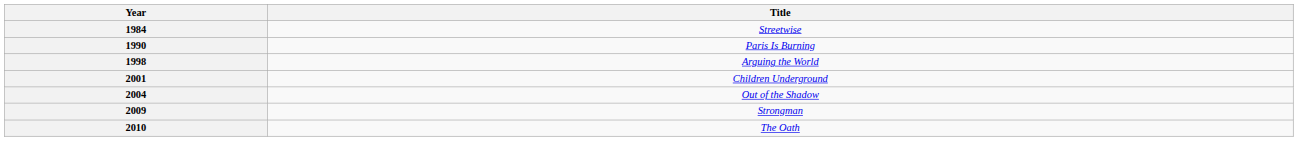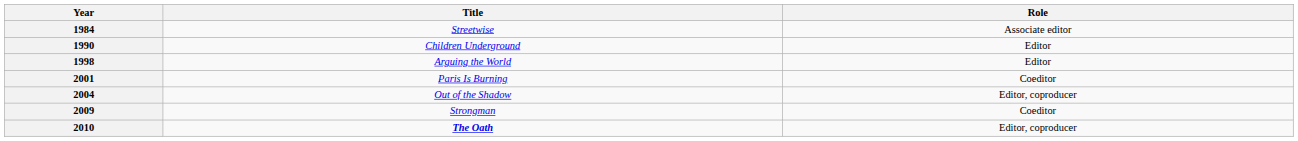+ column: (1038, 12)
(780, 45) Paris Is Burning -> (473, 45) Children Underground
(780, 78) Children Underground -> (473, 78) Paris Is Burning
(780, 128) normal -> (473, 128) bold
